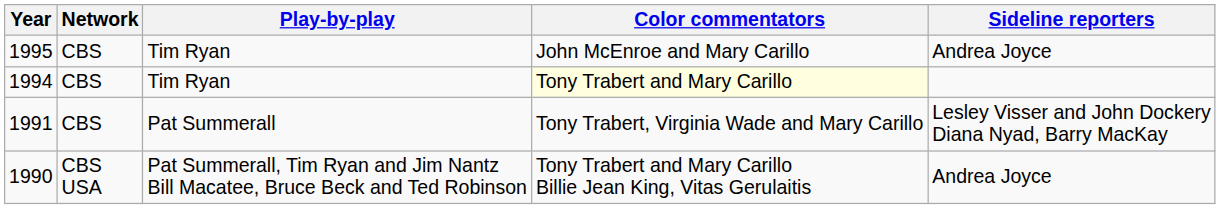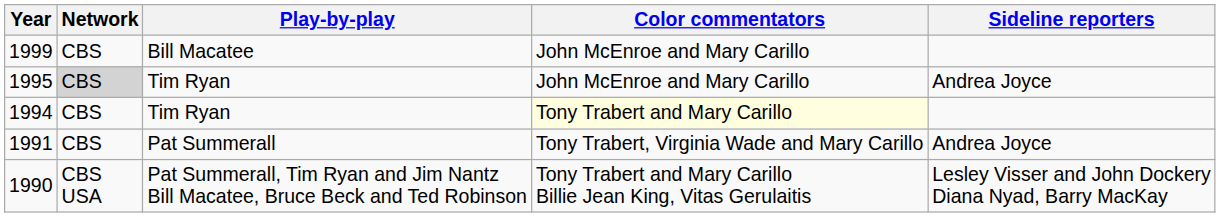+ row: (31, 50)
(82, 50) no background -> (82, 81) lightgrey background
(1072, 123) Lesley Visser and John Dockery Diana Nyad, Barry MacKay -> (992, 143) Andrea Joyce
(992, 176) Andrea Joyce -> (1072, 185) Lesley Visser and John Dockery Diana Nyad, Barry MacKay
